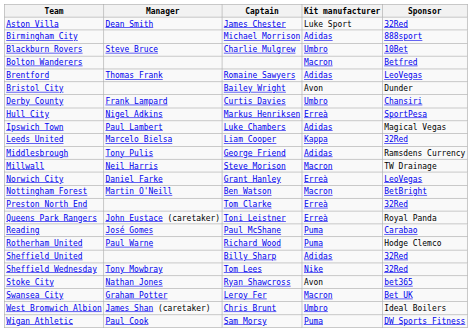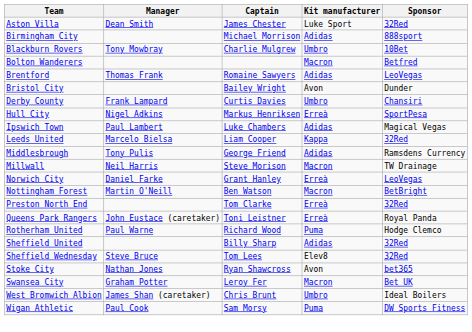(132, 50) Steve Bruce -> (134, 50) Tony Mowbray
- row: (23, 230)
(134, 269) Tony Mowbray -> (132, 256) Steve Bruce
(314, 269) Nike -> (316, 256) Elev8
